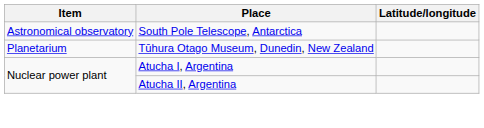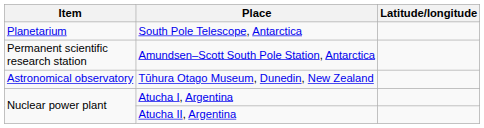(70, 31) Astronomical observatory -> (37, 31) Planetarium
+ row: (257, 55)
(37, 48) Planetarium -> (70, 79) Astronomical observatory
